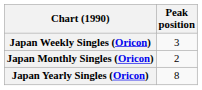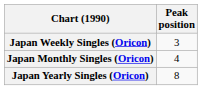(177, 59) 2 -> (177, 59) 4
